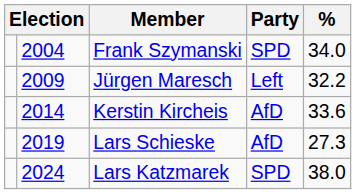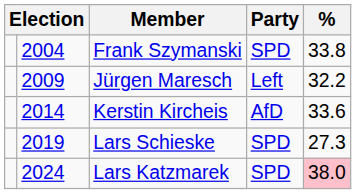(327, 50) 34.0 -> (327, 50) 33.8
(267, 142) AfD -> (271, 142) SPD
(327, 173) no background -> (327, 173) pink background
